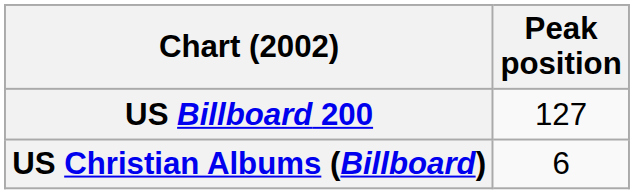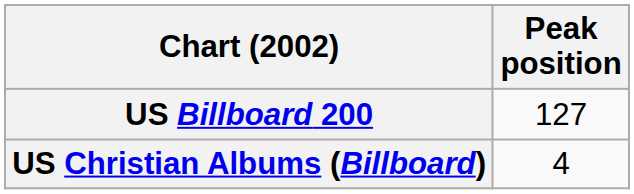(561, 163) 6 -> (561, 163) 4
